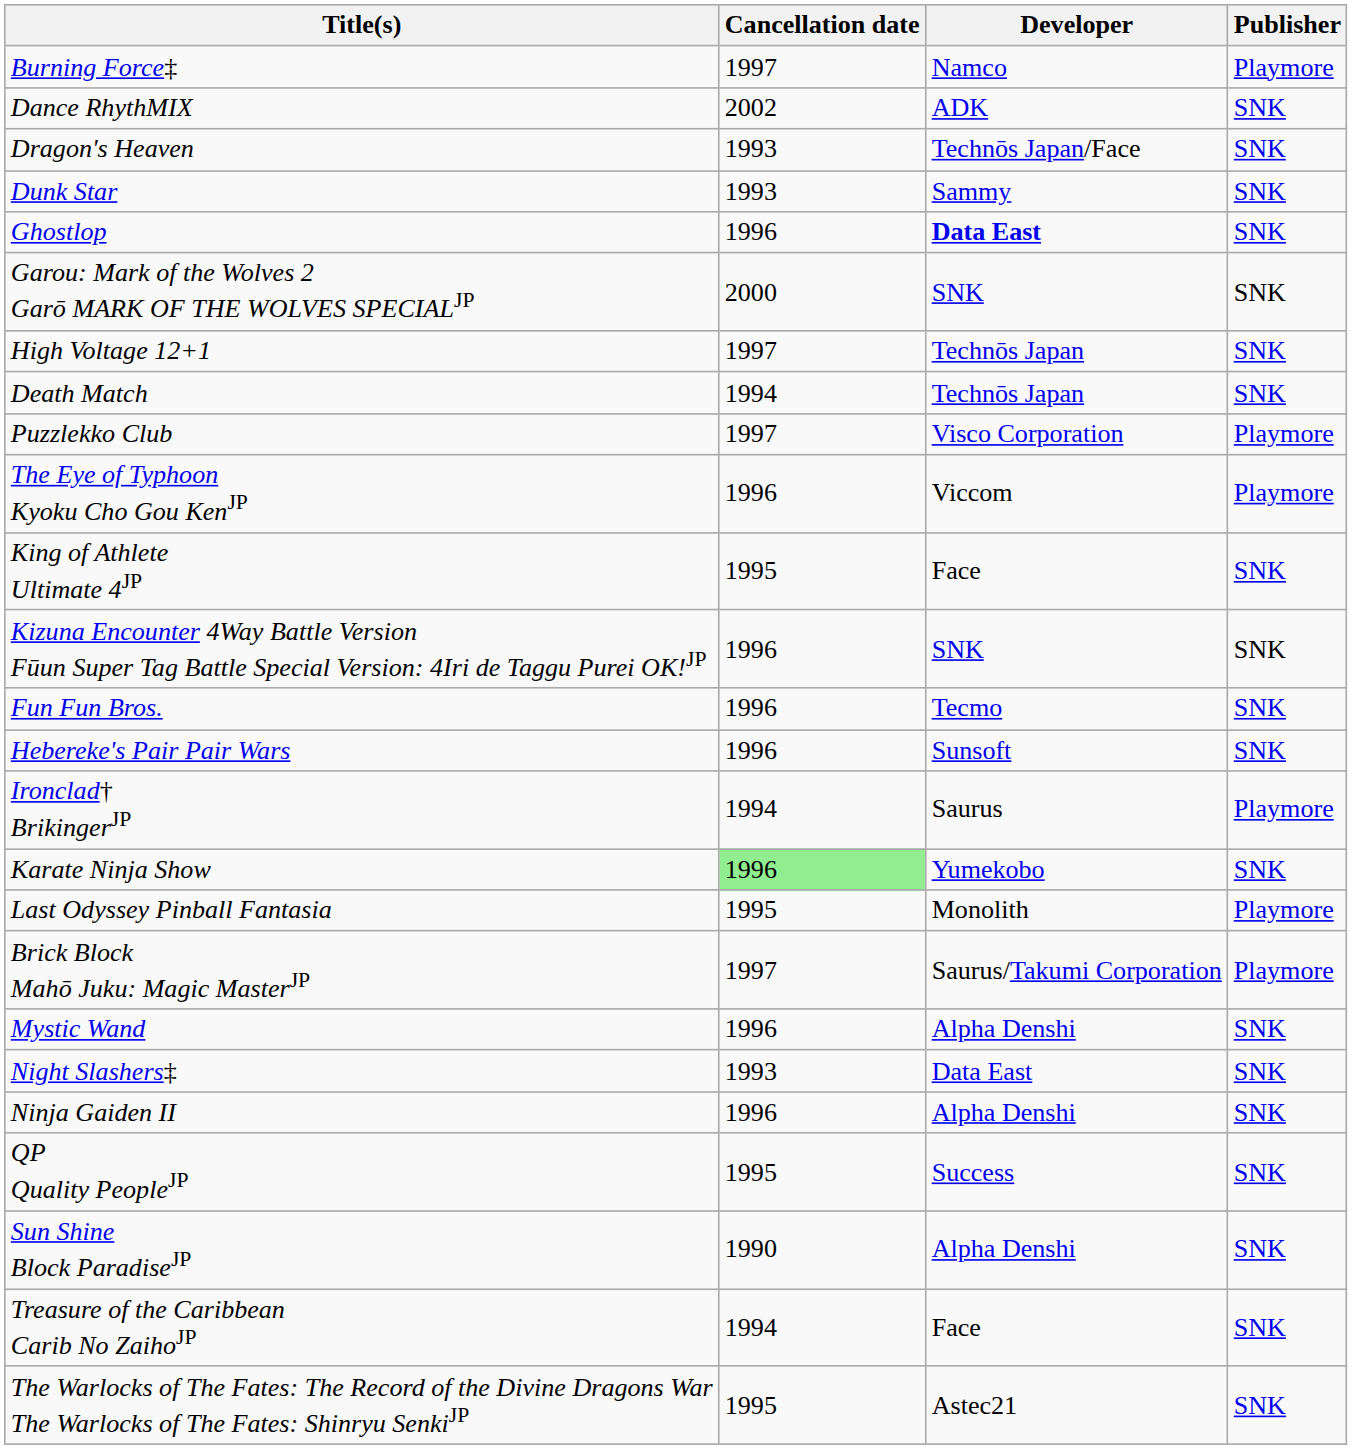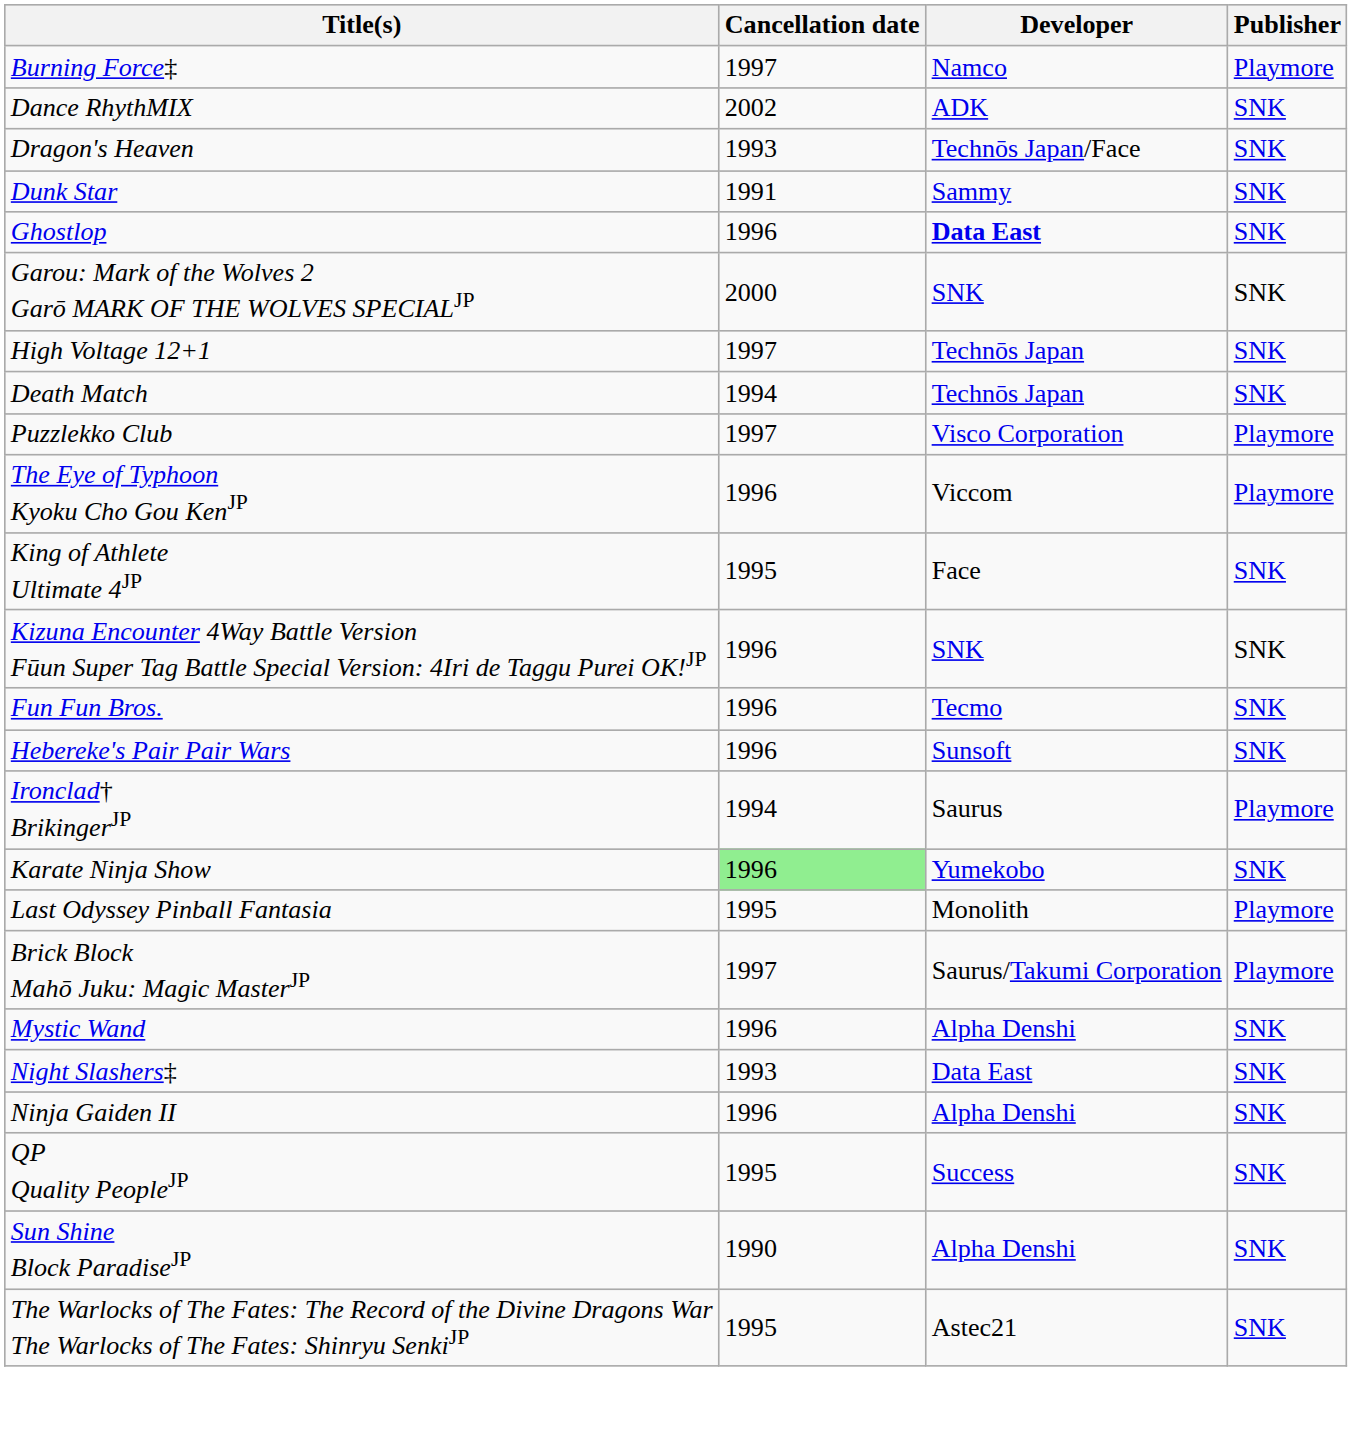(751, 190) 1993 -> (751, 190) 1991
- row: (148, 1327)
